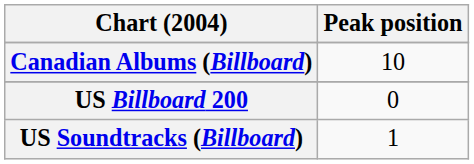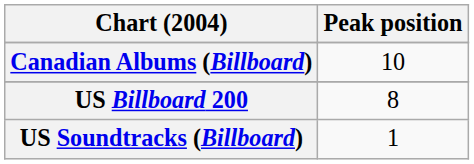(393, 100) 0 -> (393, 100) 8
